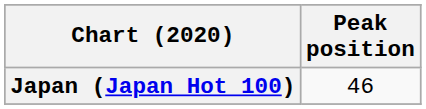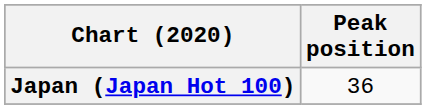(360, 86) 46 -> (360, 86) 36
